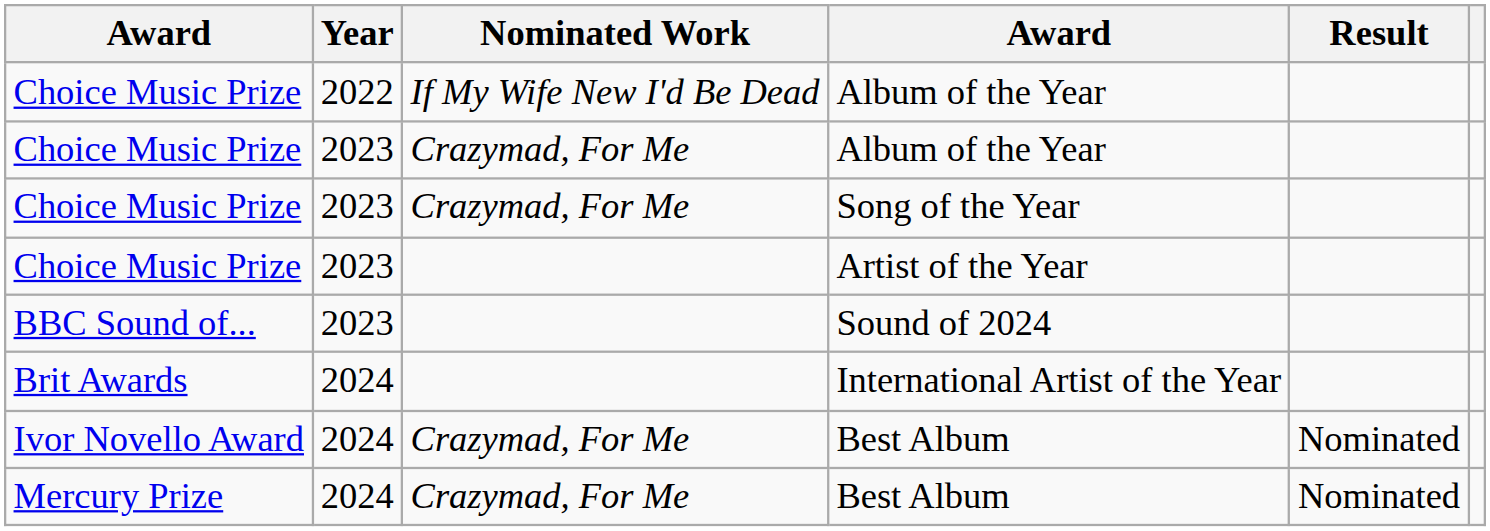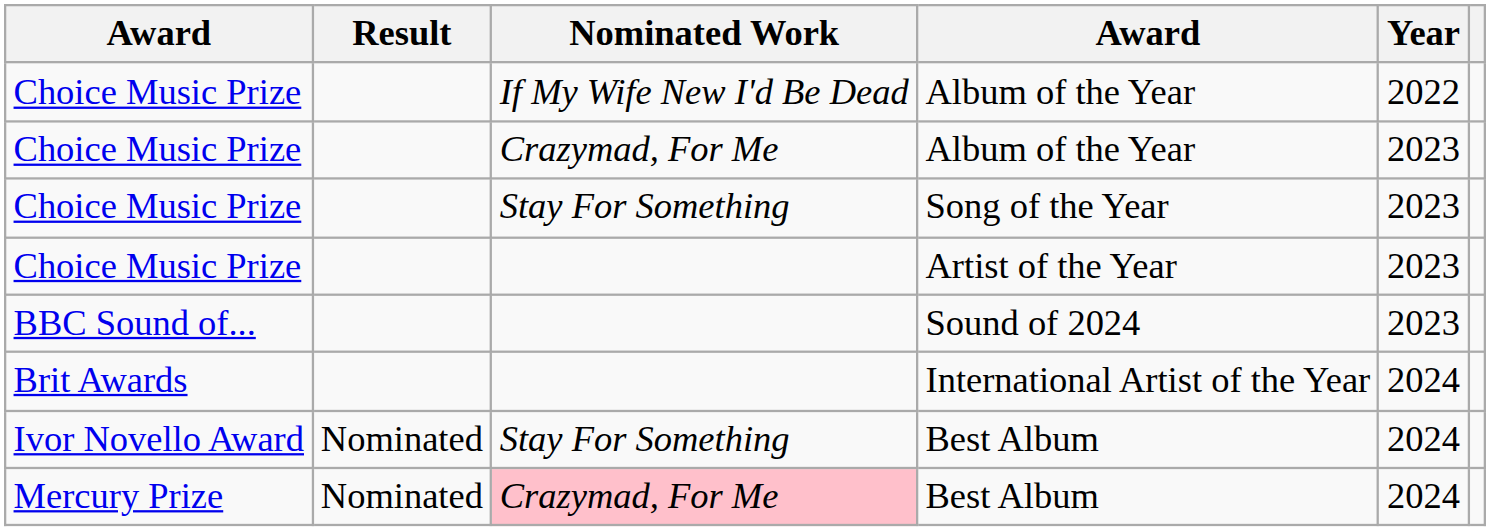columns swapped: (357, 33) <-> (1379, 33)
(550, 206) Crazymad, For Me -> (645, 206) Stay For Something
(550, 438) Crazymad, For Me -> (645, 438) Stay For Something
(550, 496) no background -> (639, 496) pink background
